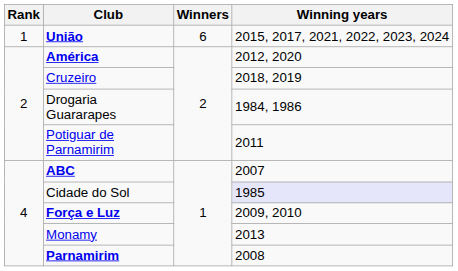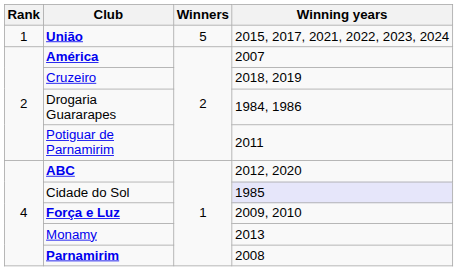(203, 36) 6 -> (203, 36) 5
(268, 57) 2012, 2020 -> (250, 57) 2007
(250, 171) 2007 -> (268, 171) 2012, 2020
